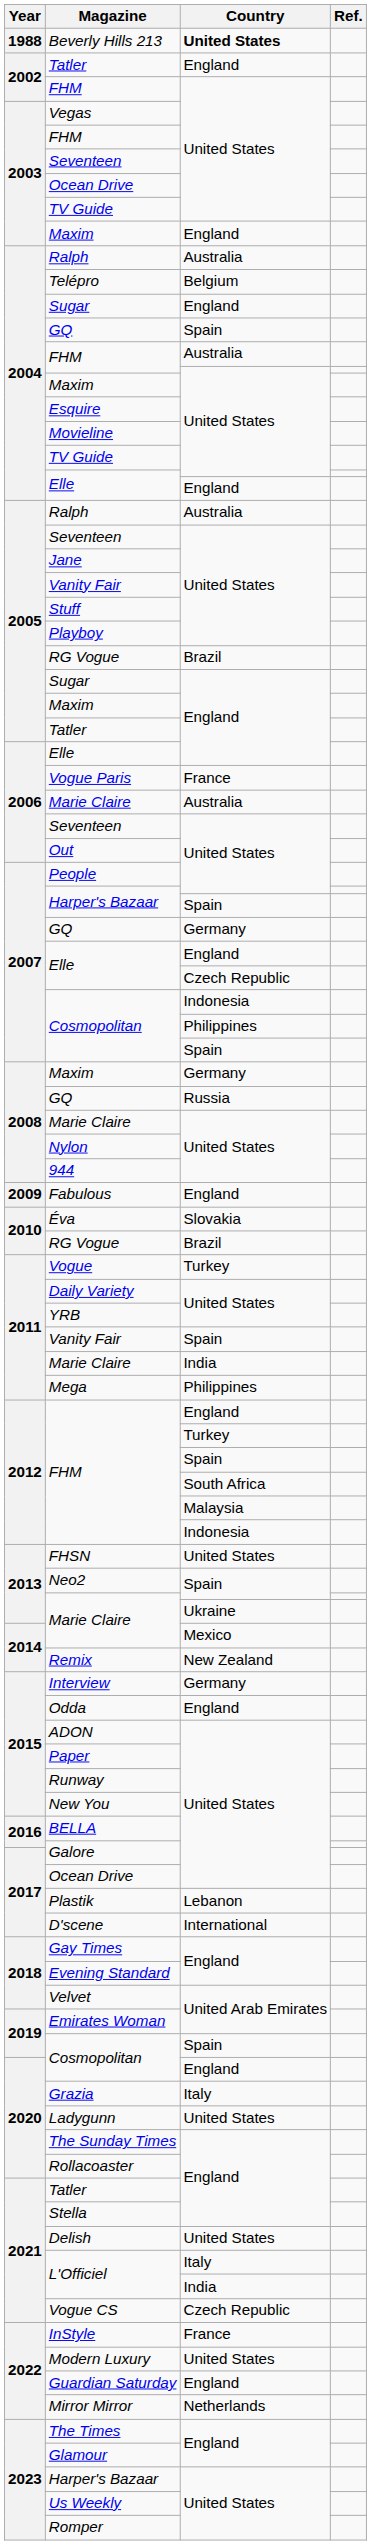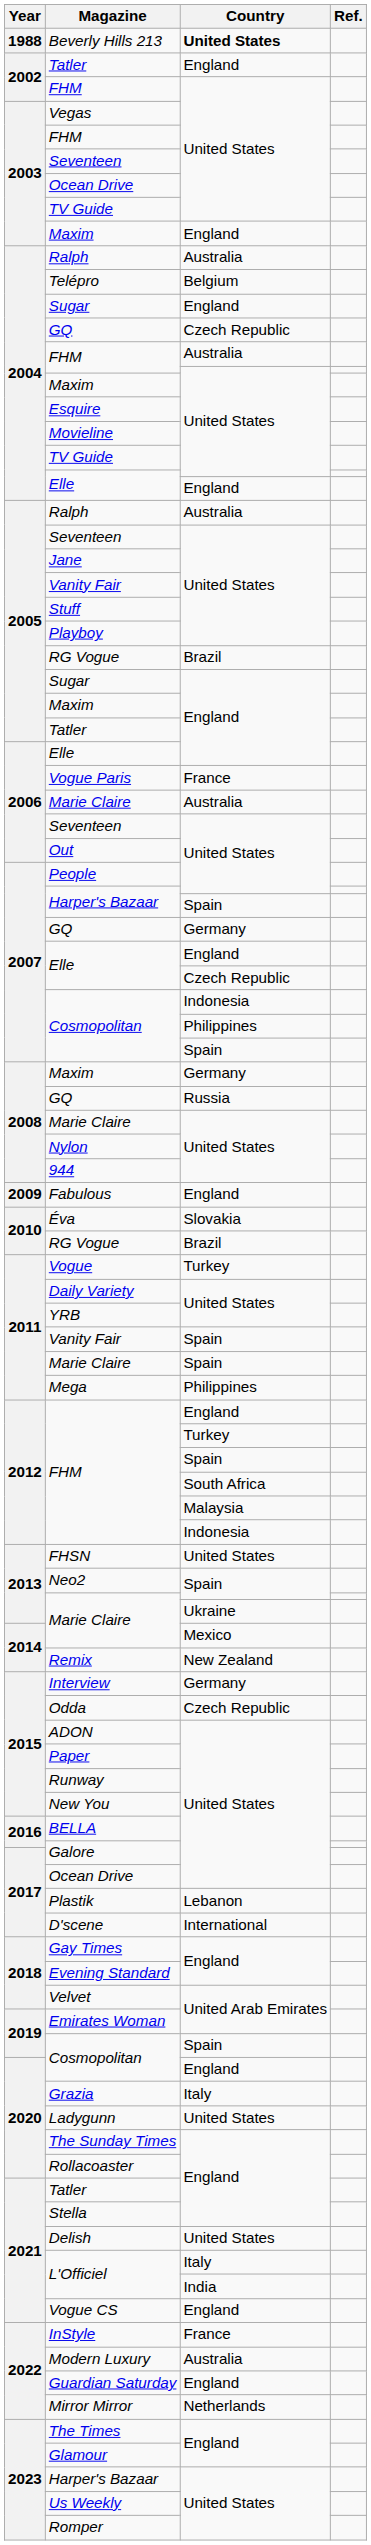(203, 329) Spain -> (237, 329) Czech Republic
(200, 1363) India -> (203, 1363) Spain
(211, 1707) England -> (237, 1707) Czech Republic
(237, 2310) Czech Republic -> (211, 2310) England
(229, 2358) United States -> (213, 2358) Australia
